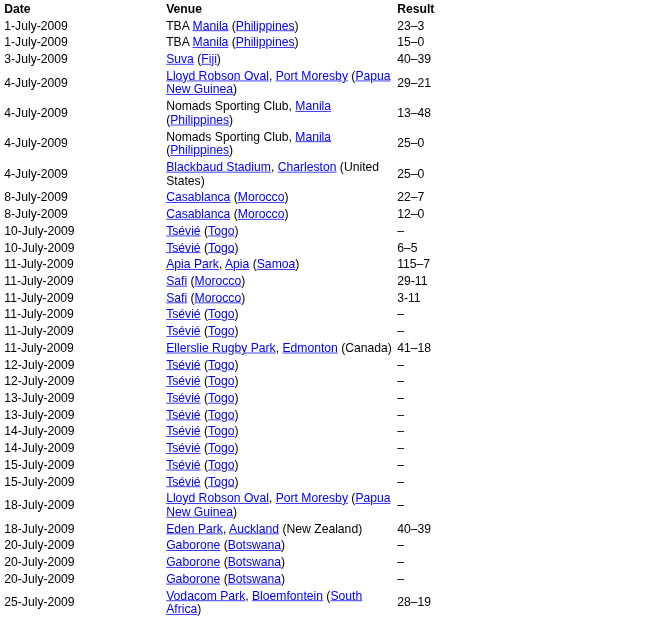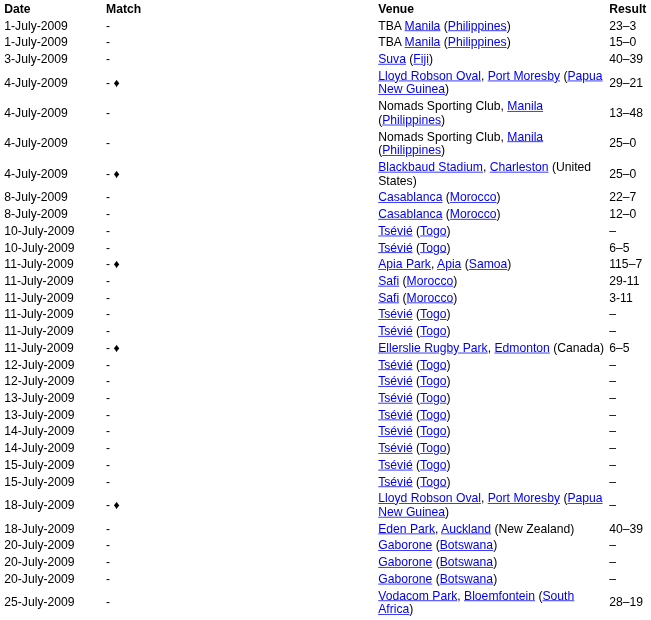+ column: (124, 9)
(414, 348) 41–18 -> (619, 348) 6–5
